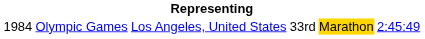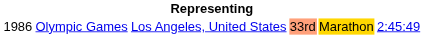(18, 26) 1984 -> (18, 26) 1986
(303, 26) no background -> (303, 26) lightsalmon background
